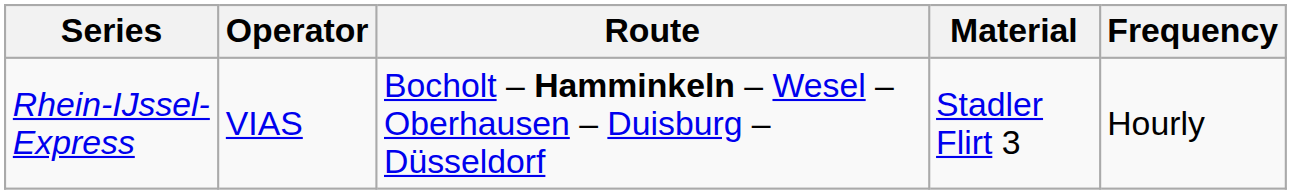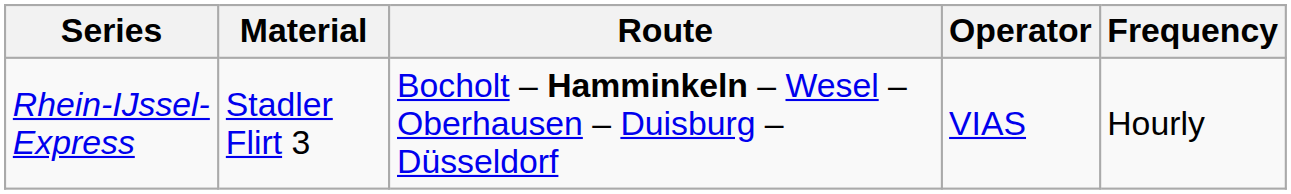columns swapped: (297, 31) <-> (1014, 31)
